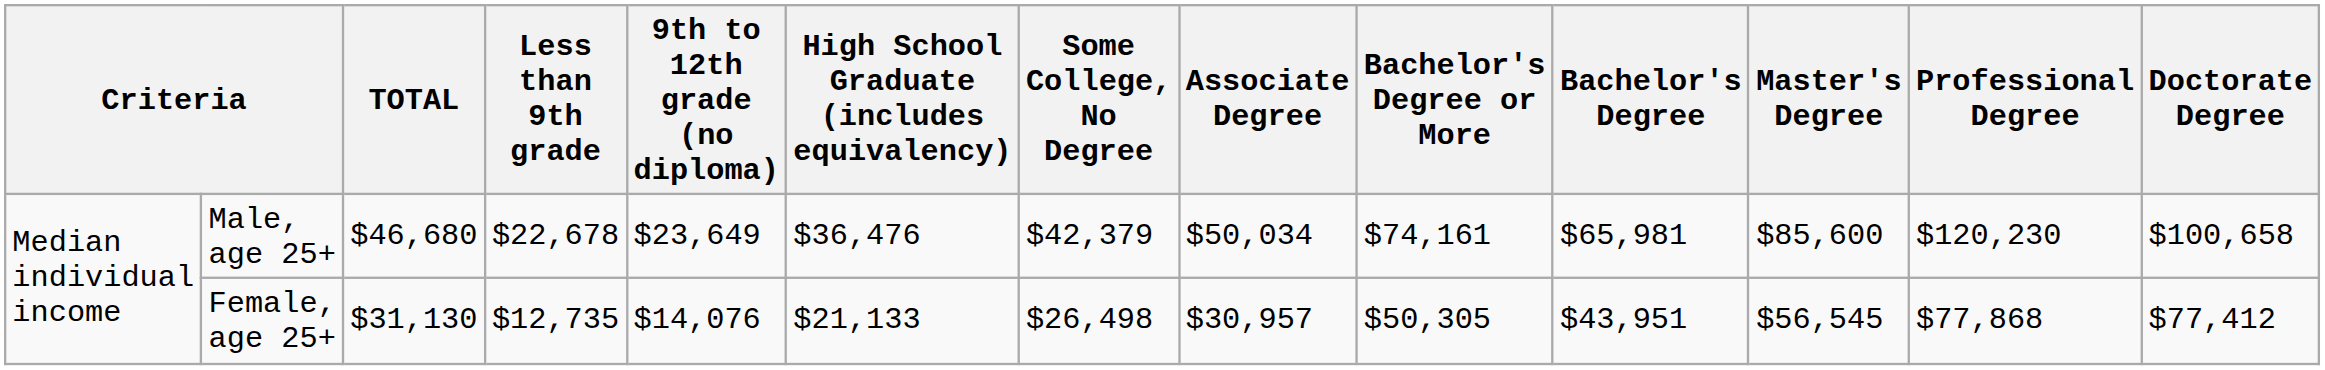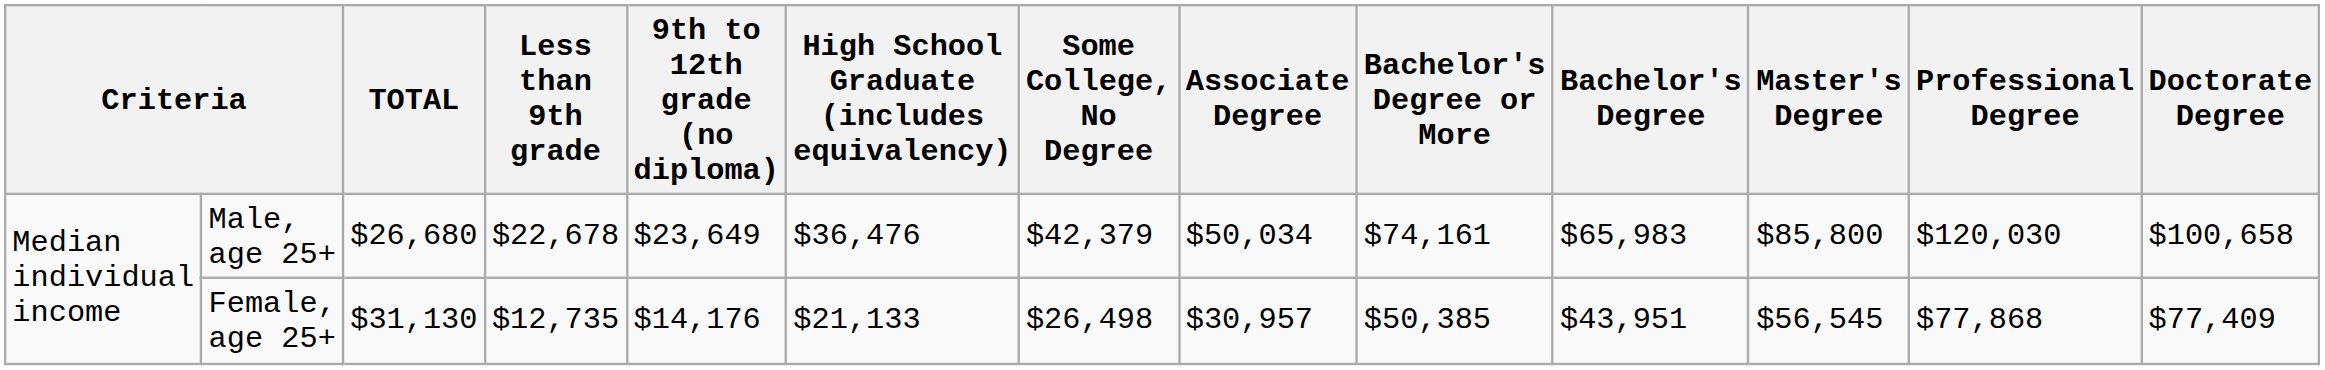(414, 236) $46,680 -> (414, 236) $26,680
(1624, 236) $65,981 -> (1624, 236) $65,983
(1820, 236) $85,600 -> (1820, 236) $85,800
(1989, 236) $120,230 -> (1989, 236) $120,030
(697, 321) $14,076 -> (697, 321) $14,176
(1427, 321) $50,305 -> (1427, 321) $50,385
(2212, 321) $77,412 -> (2212, 321) $77,409
